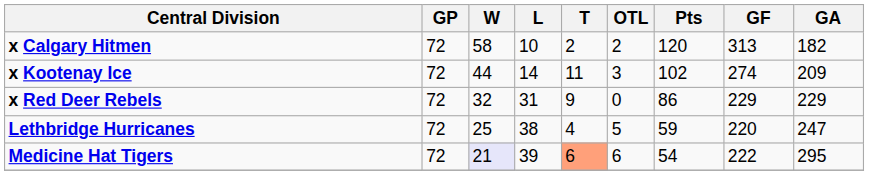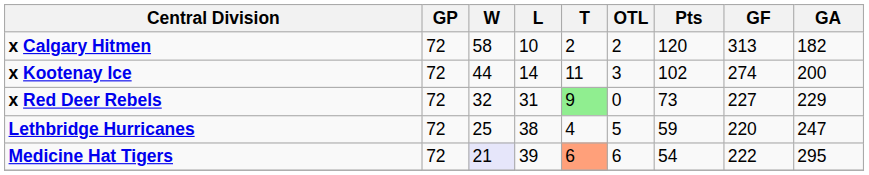(812, 73) 209 -> (812, 73) 200
(570, 101) no background -> (570, 101) lightgreen background
(668, 101) 86 -> (668, 101) 73
(742, 101) 229 -> (742, 101) 227
